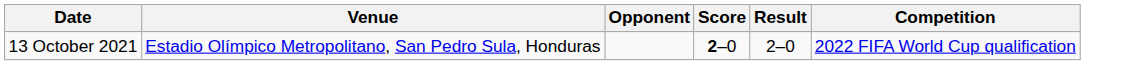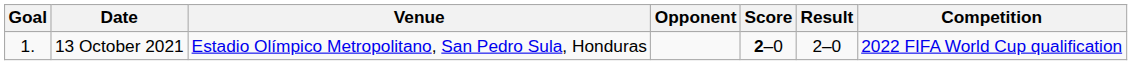+ column: (28, 18)
